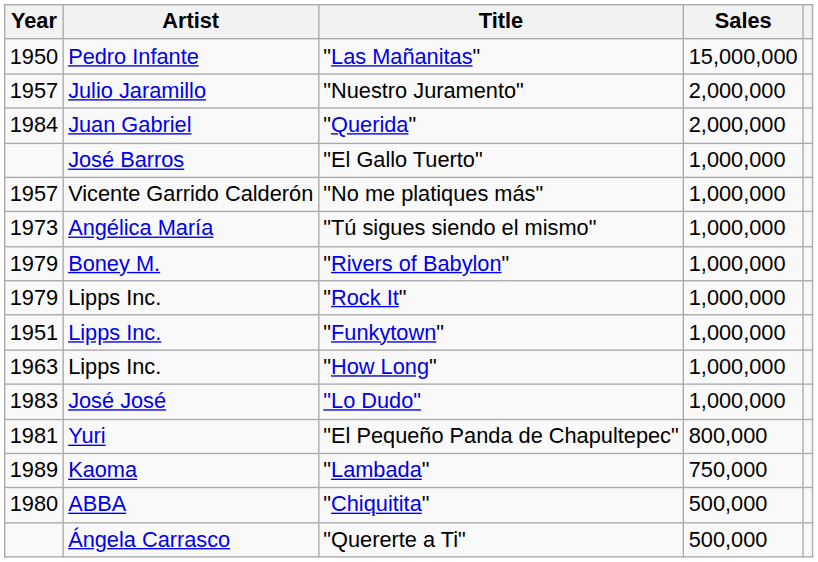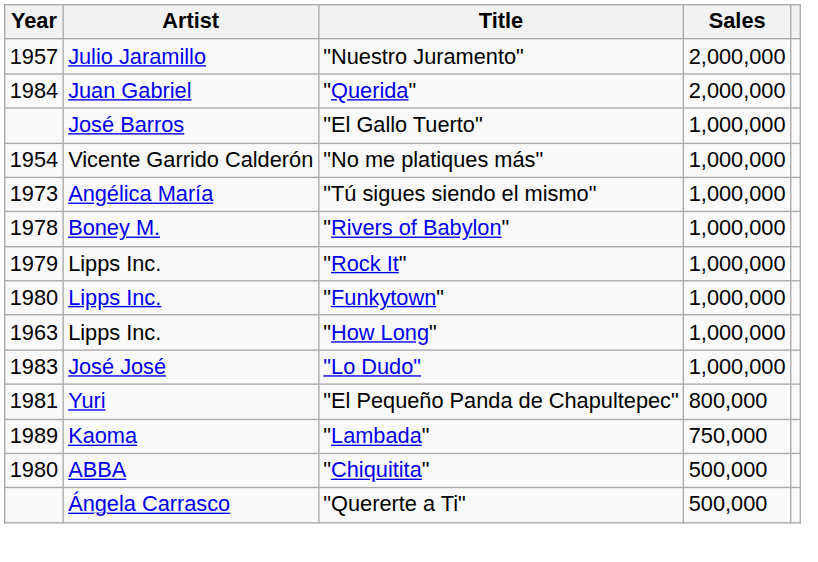- row: (402, 56)
(34, 194) 1957 -> (34, 159) 1954
(34, 263) 1979 -> (34, 228) 1978
(34, 332) 1951 -> (34, 297) 1980
